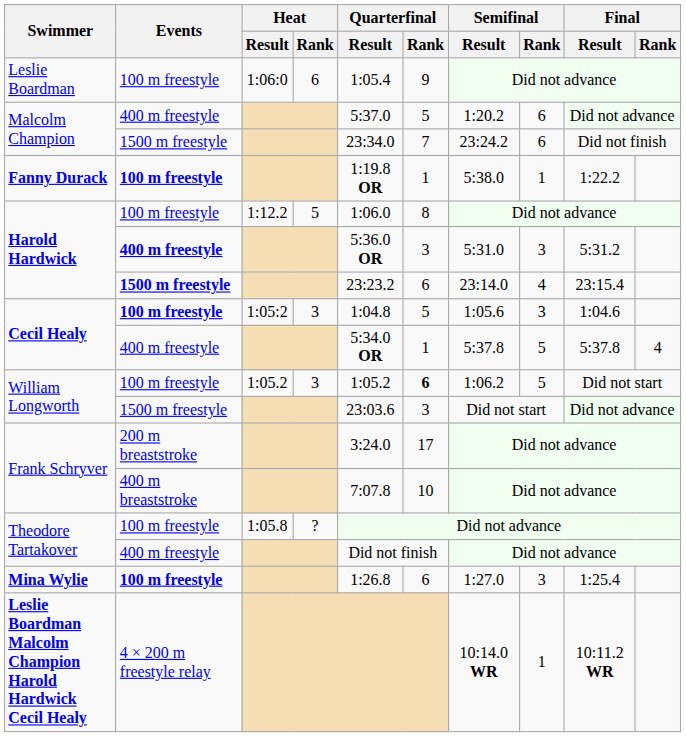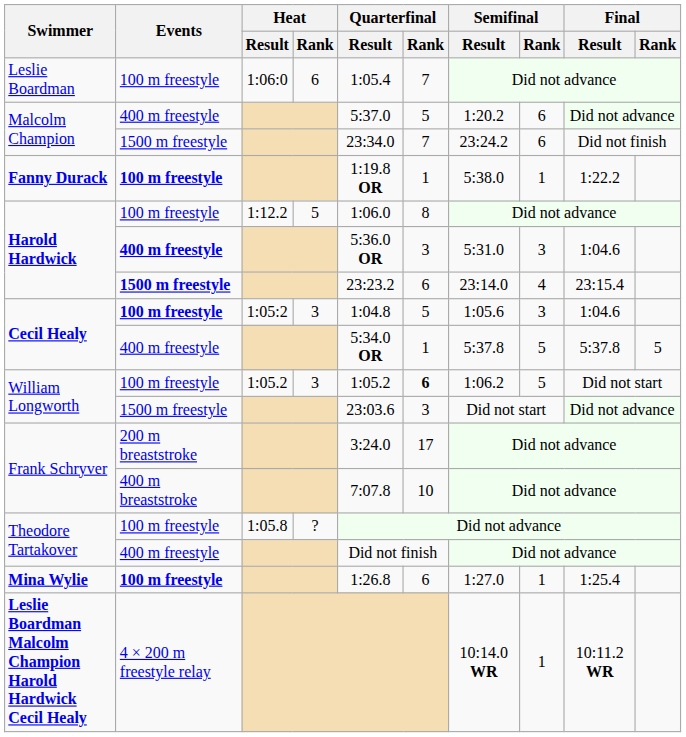(426, 80) 9 -> (426, 80) 7
(600, 249) 5:31.2 -> (600, 249) 1:04.6
(658, 347) 4 -> (658, 347) 5
(542, 579) 3 -> (542, 579) 1
